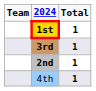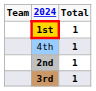rows swapped: (45, 78) <-> (45, 47)
